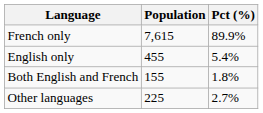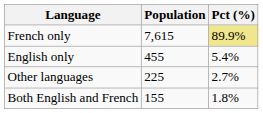(229, 35) no background -> (229, 35) khaki background
rows swapped: (73, 77) <-> (50, 98)
